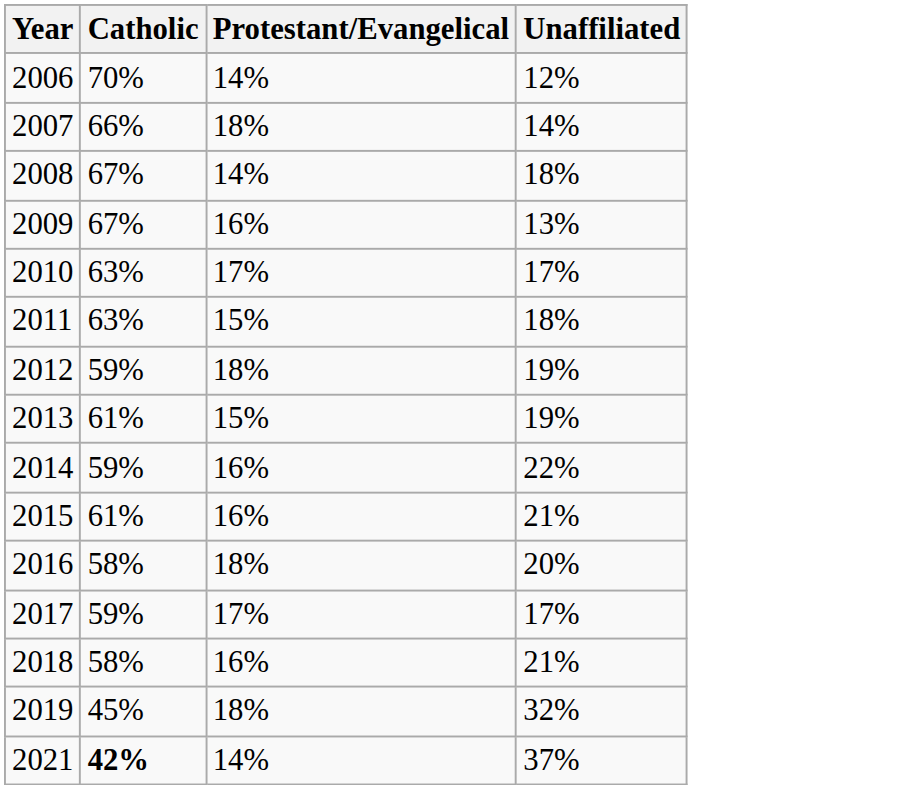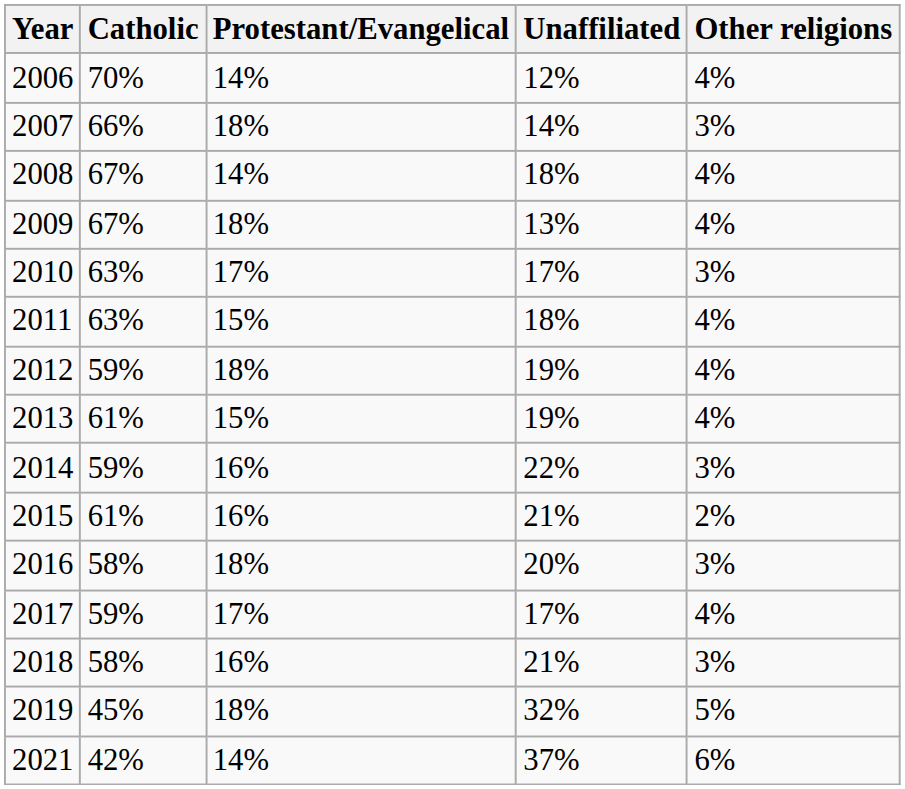+ column: (793, 28)
(241, 223) 16% -> (241, 223) 18%
(118, 759) bold -> (116, 759) normal
